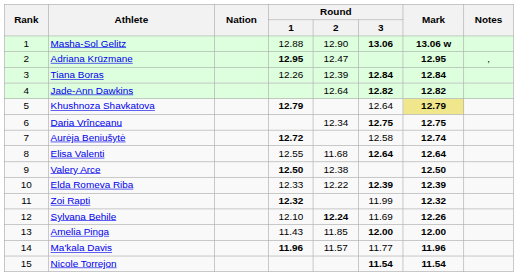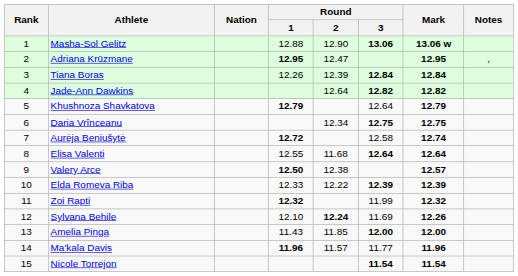(434, 106) khaki background -> (434, 106) no background
(434, 169) 12.50 -> (434, 169) 12.57
